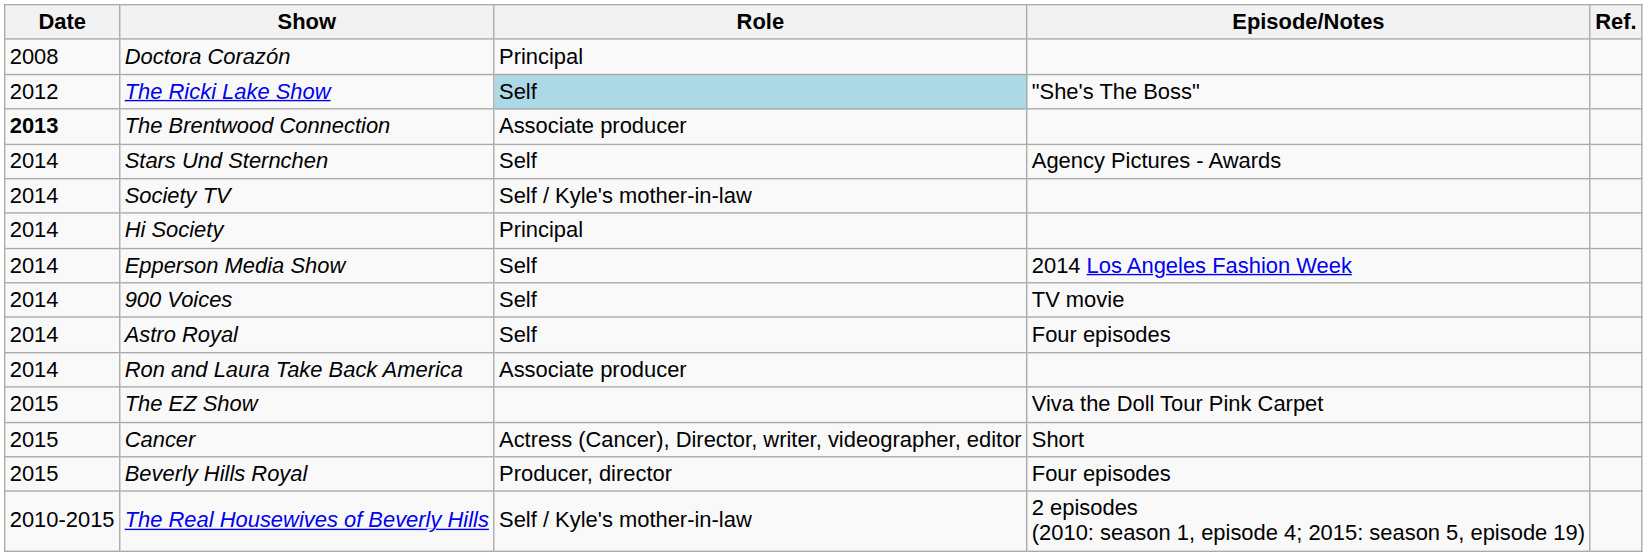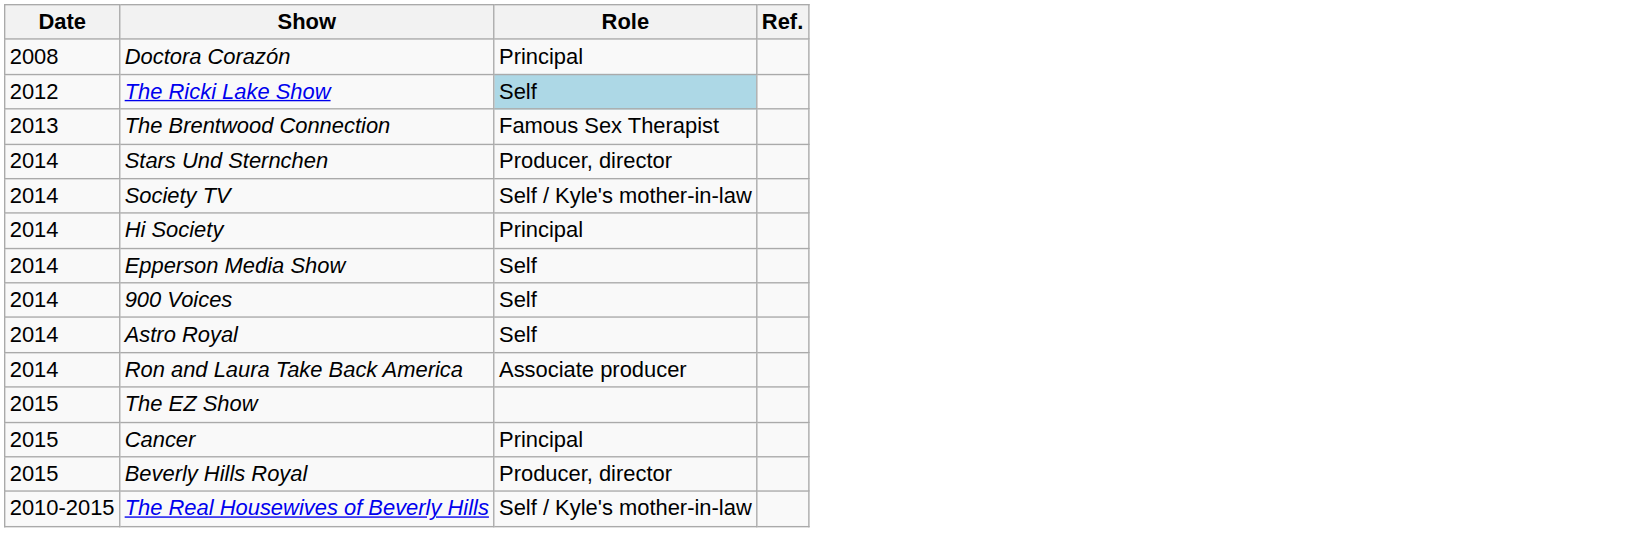- column: (1308, 21)
(34, 126) bold -> (34, 126) normal
(593, 126) Associate producer -> (609, 126) Famous Sex Therapist
(518, 160) Self -> (586, 160) Producer, director
(760, 439) Actress (Cancer), Director, writer, videographer, editor -> (541, 439) Principal
